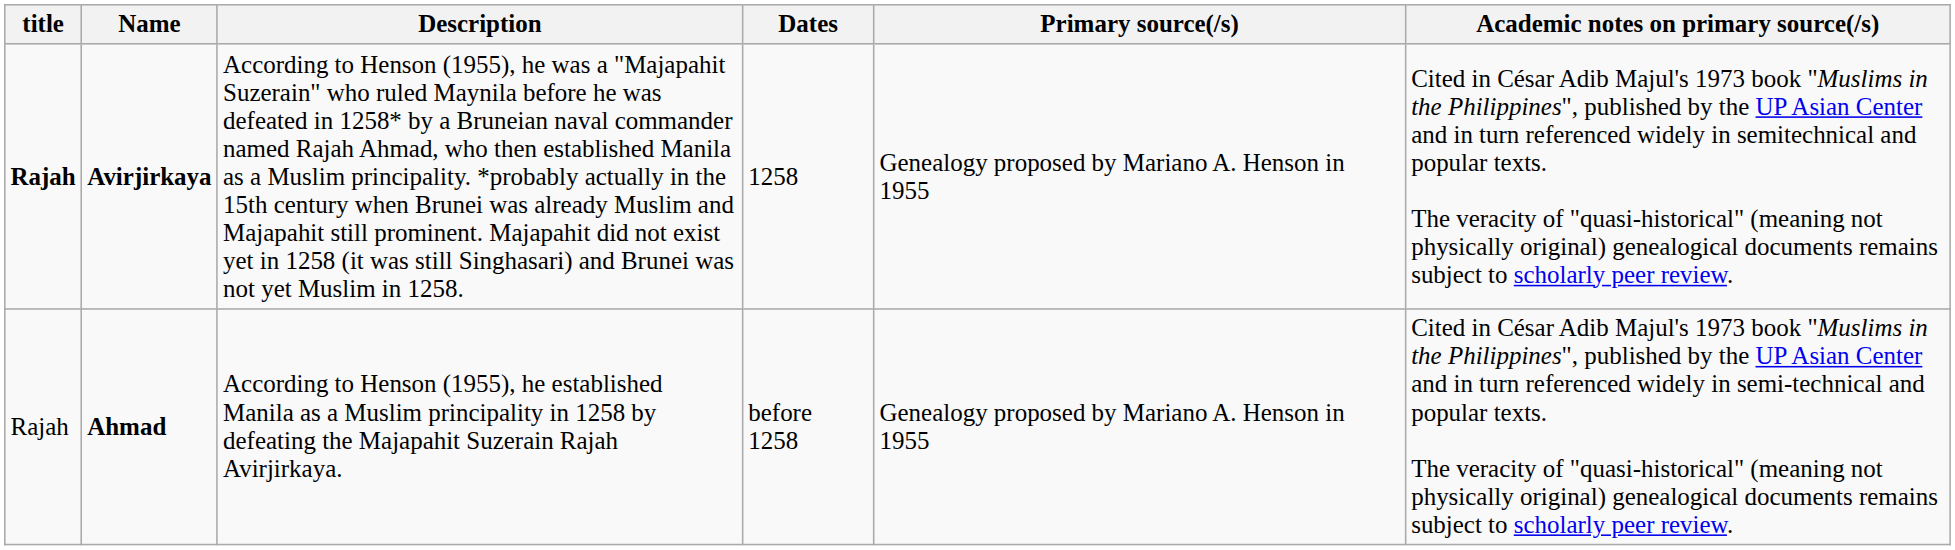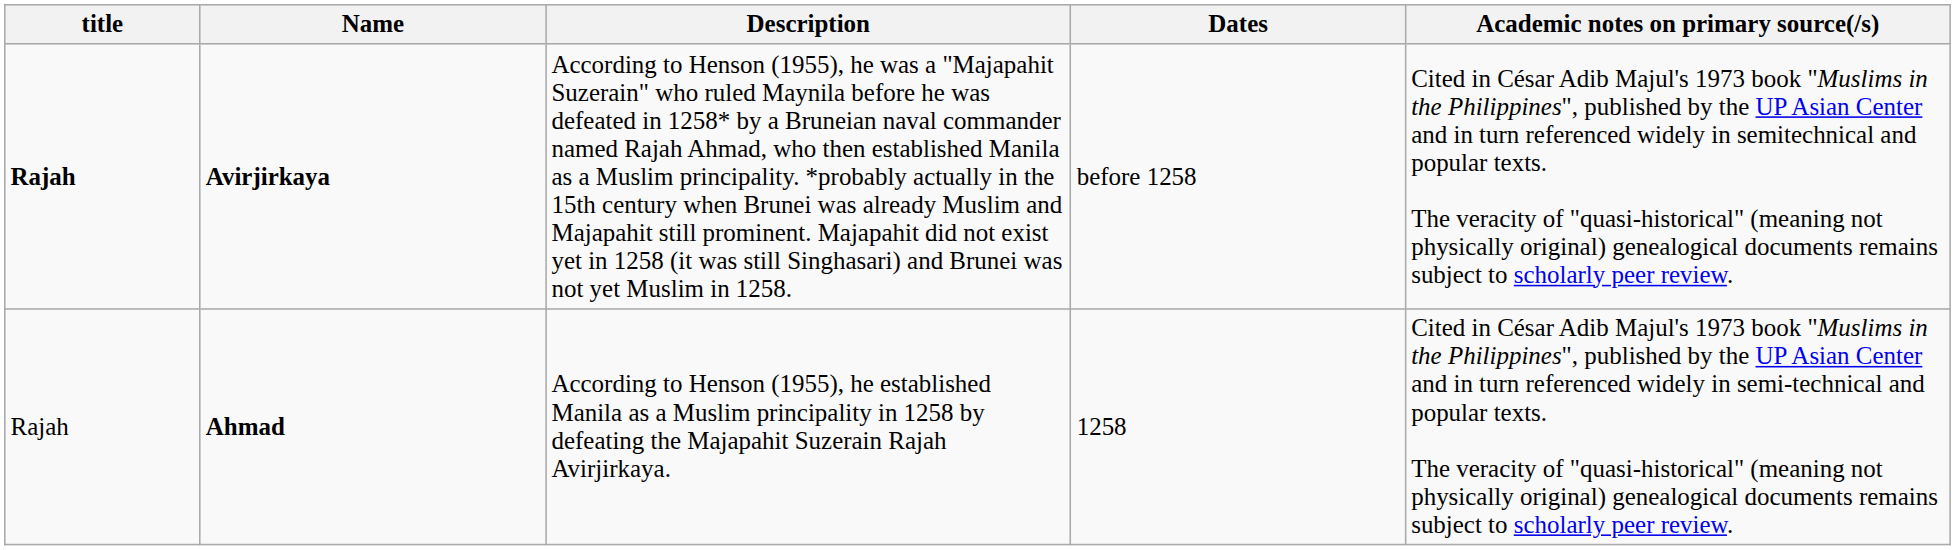- column: (1140, 24)
(773, 176) 1258 -> (1137, 176) before 1258
(780, 426) before 1258 -> (1102, 426) 1258
